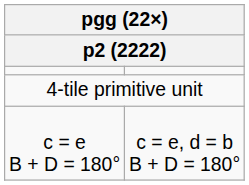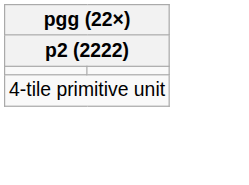- row: (65, 153)
